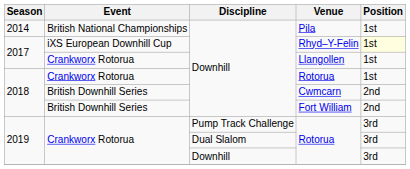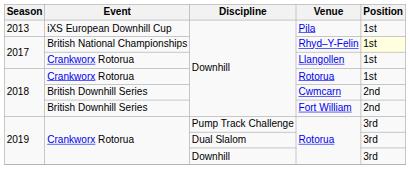(18, 28) 2014 -> (18, 28) 2013
(117, 28) British National Championships -> (109, 28) iXS European Downhill Cup
(109, 44) iXS European Downhill Cup -> (117, 44) British National Championships
